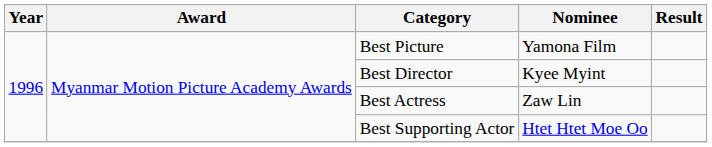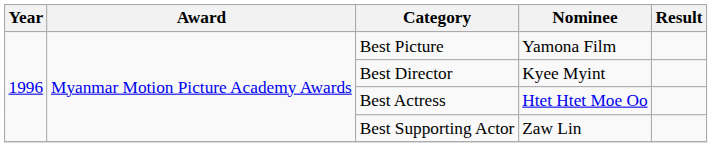(552, 100) Zaw Lin -> (585, 100) Htet Htet Moe Oo
(585, 127) Htet Htet Moe Oo -> (552, 127) Zaw Lin
